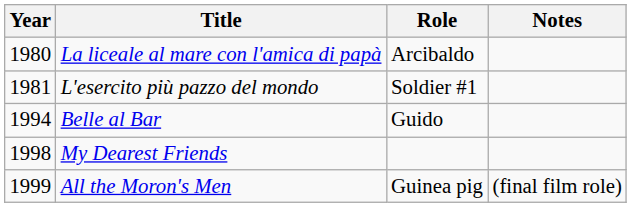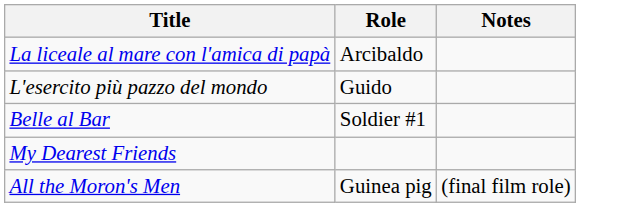- column: (30, 20)
(434, 86) Soldier #1 -> (366, 86) Guido
(417, 119) Guido -> (383, 119) Soldier #1
